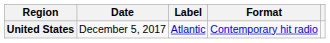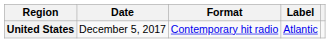columns swapped: (264, 12) <-> (188, 12)
